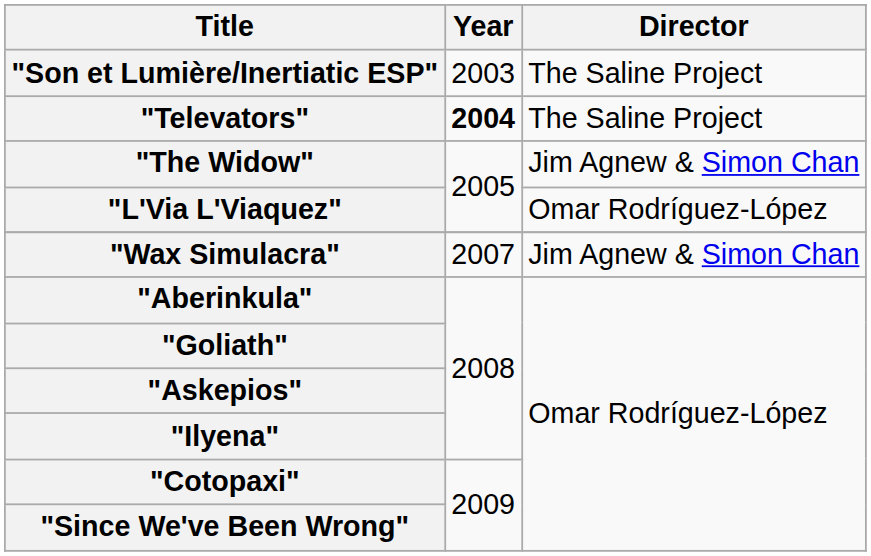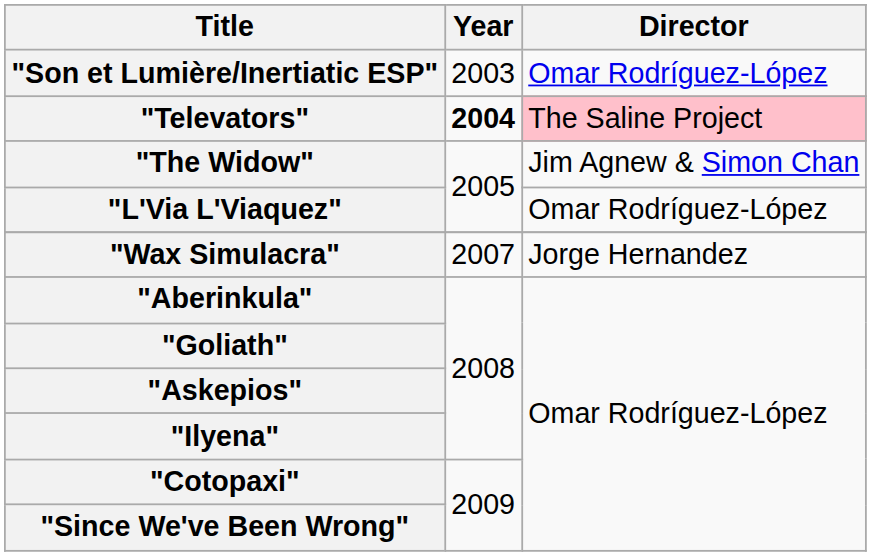(645, 72) The Saline Project -> (678, 72) Omar Rodríguez-López
(645, 118) no background -> (645, 118) pink background
(694, 254) Jim Agnew & Simon Chan -> (638, 254) Jorge Hernandez
